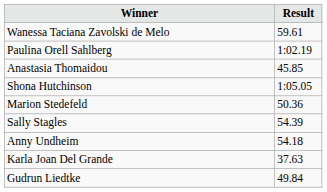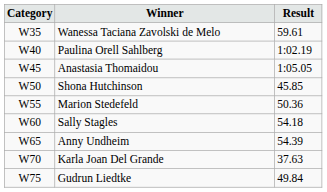+ column: (30, 13)
(290, 68) 45.85 -> (295, 68) 1:05.05
(295, 86) 1:05.05 -> (290, 86) 45.85
(290, 123) 54.39 -> (290, 123) 54.18
(290, 141) 54.18 -> (290, 141) 54.39
